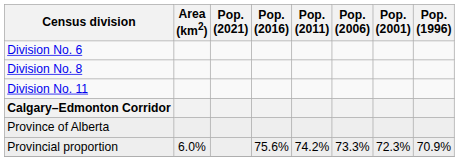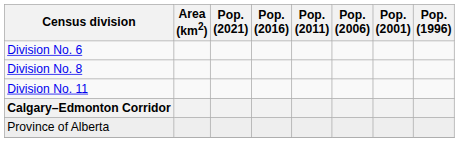- row: (63, 146)
